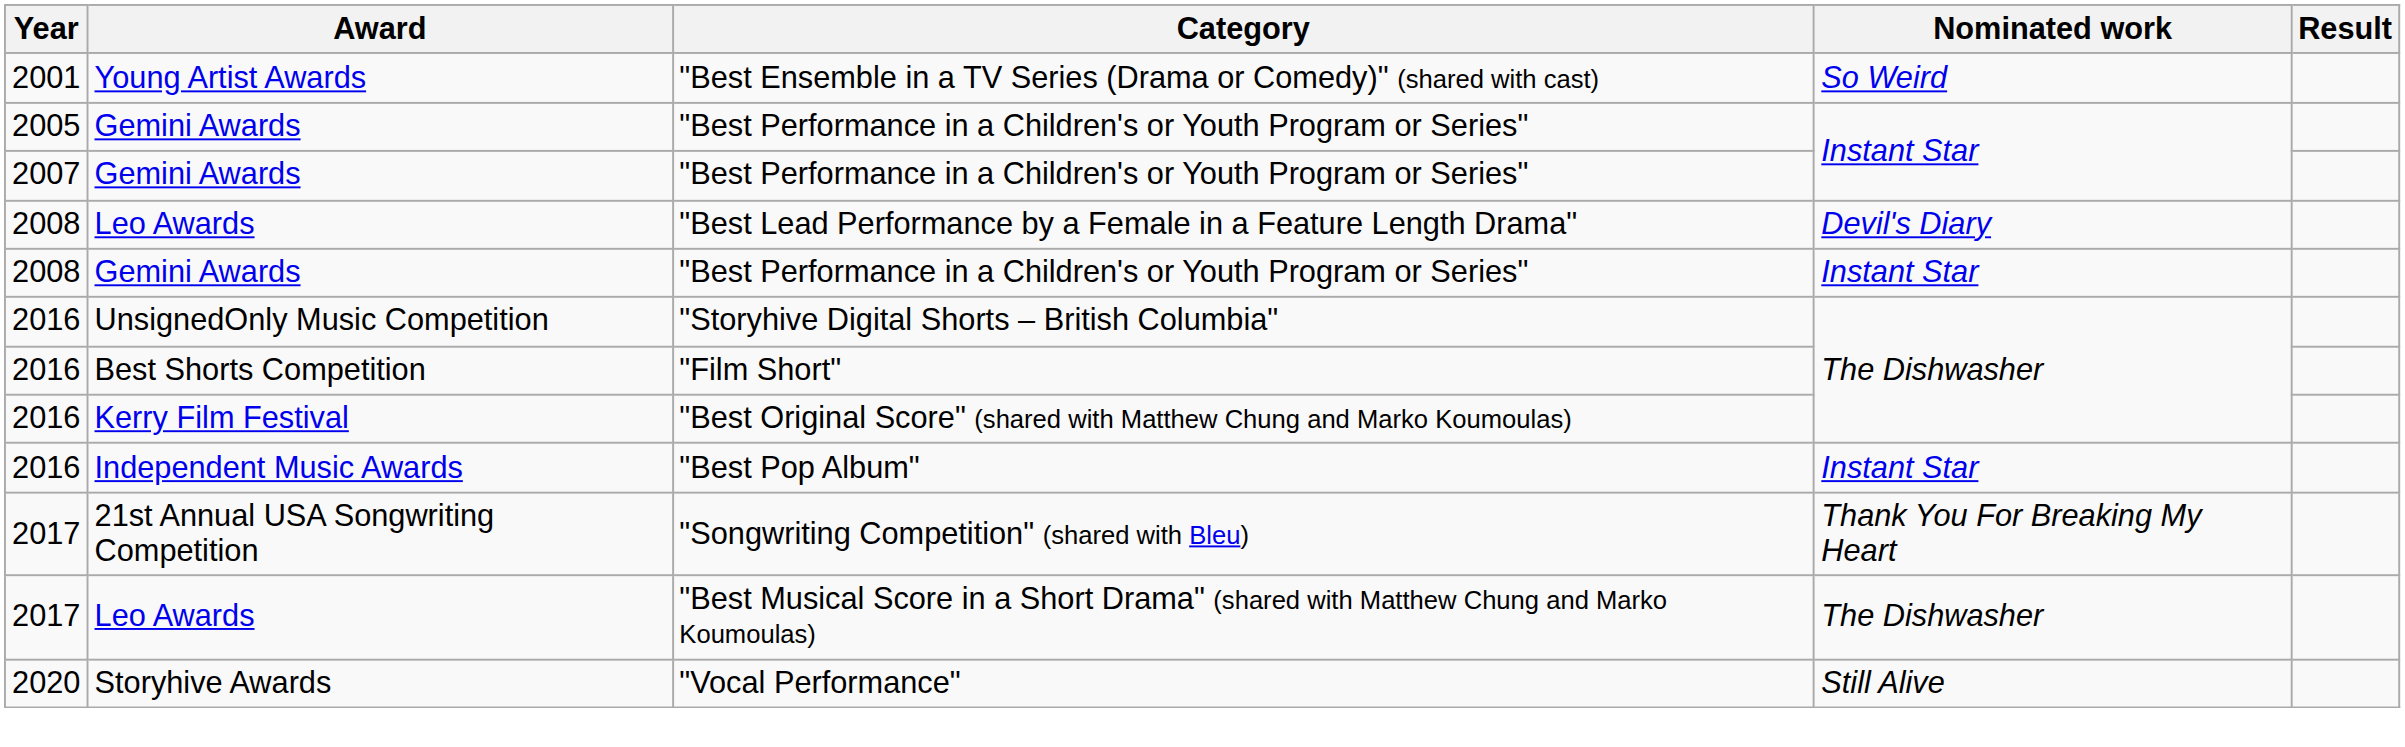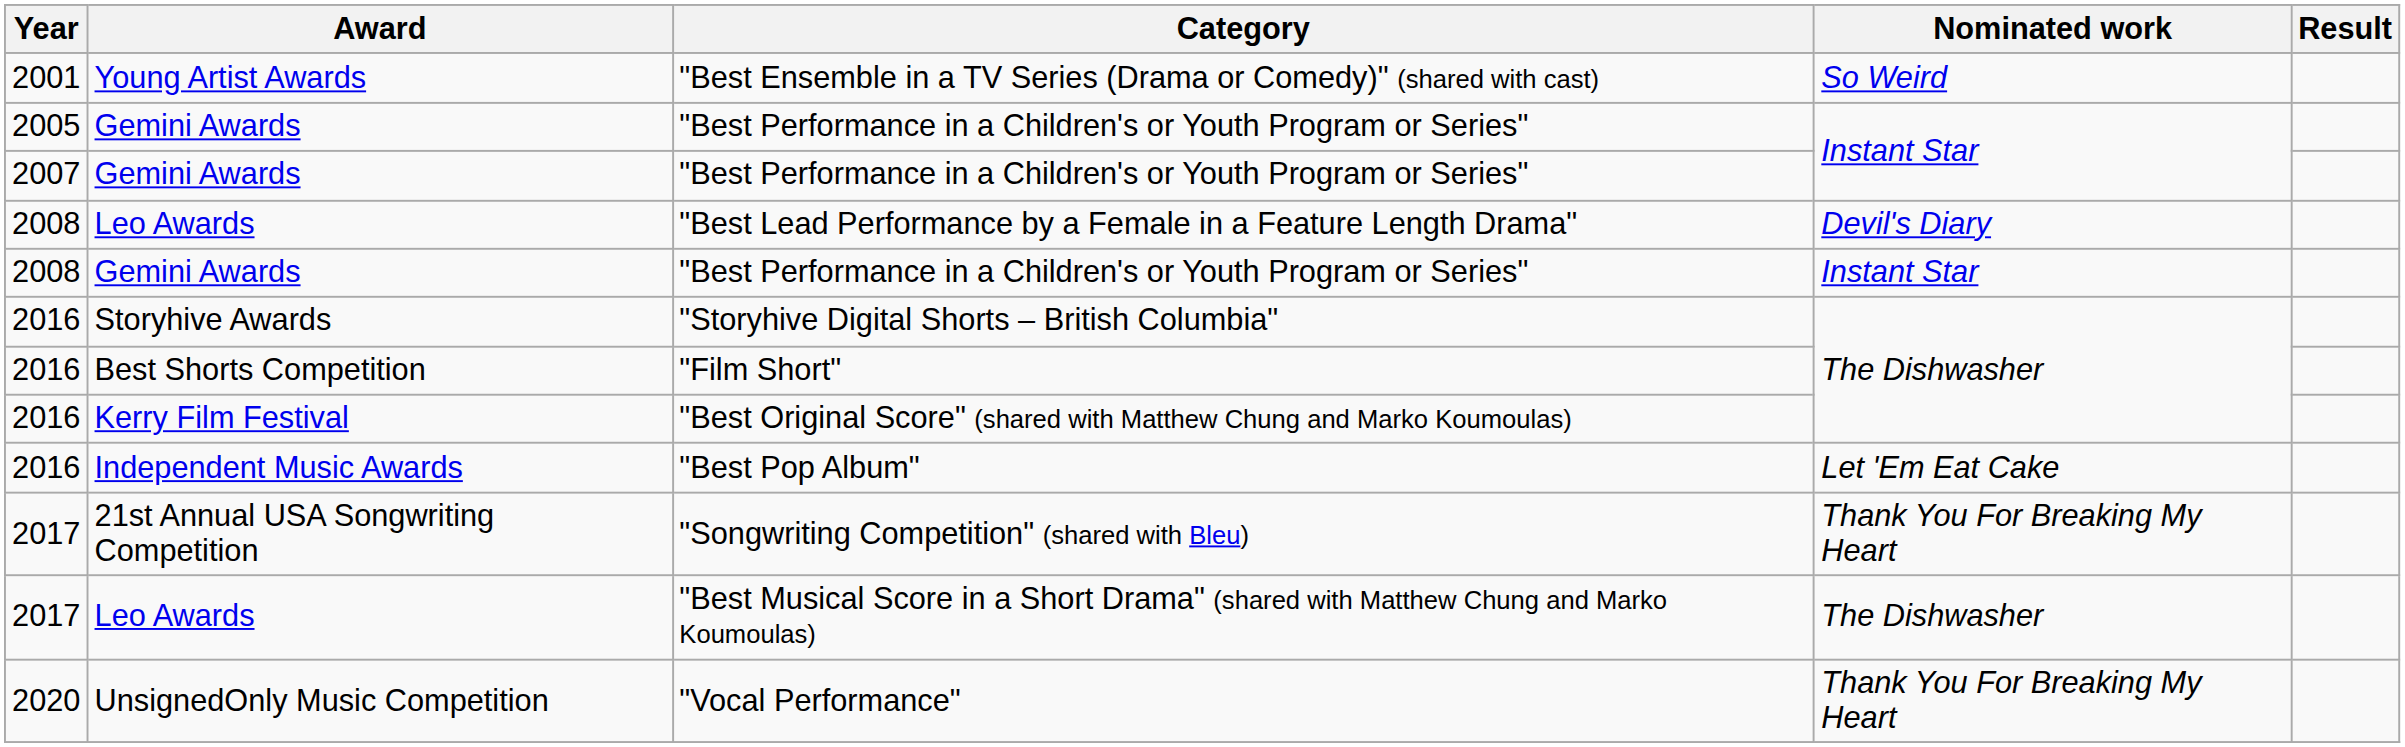(322, 321) UnsignedOnly Music Competition -> (213, 321) Storyhive Awards
(1900, 467) Instant Star -> (1940, 467) Let 'Em Eat Cake
(213, 682) Storyhive Awards -> (322, 699) UnsignedOnly Music Competition
(1883, 682) Still Alive -> (2011, 699) Thank You For Breaking My Heart
